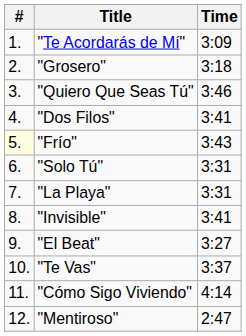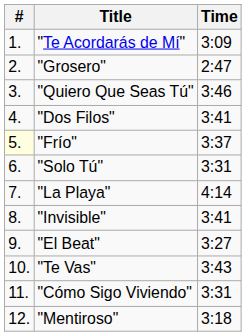(216, 67) 3:18 -> (216, 67) 2:47
(216, 142) 3:43 -> (216, 142) 3:37
(216, 192) 3:31 -> (216, 192) 4:14
(216, 268) 3:37 -> (216, 268) 3:43
(216, 293) 4:14 -> (216, 293) 3:31
(216, 318) 2:47 -> (216, 318) 3:18
